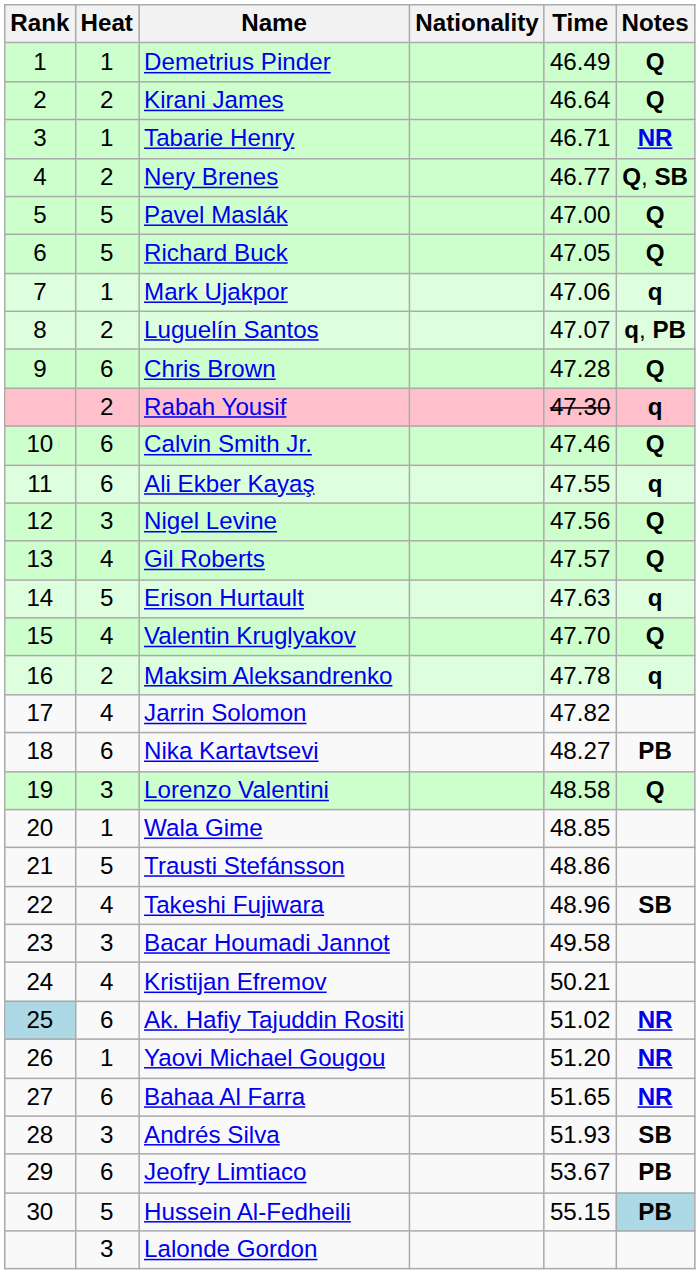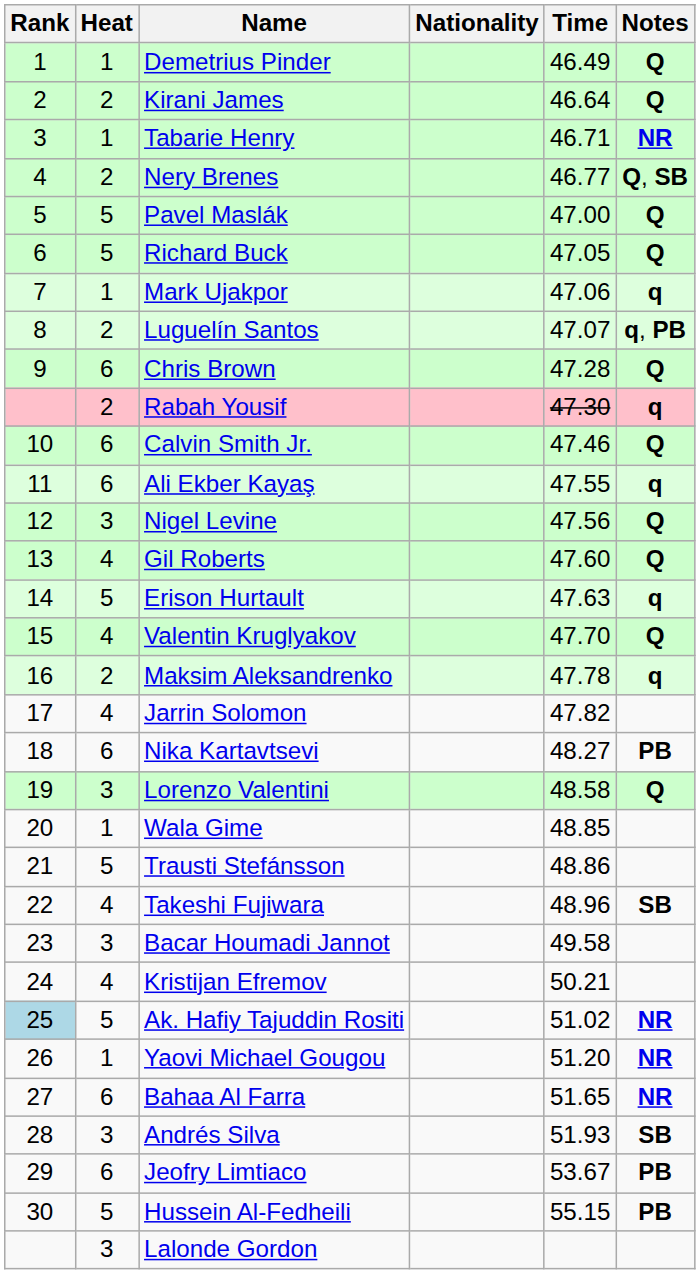(580, 560) 47.57 -> (580, 560) 47.60
(107, 1019) 6 -> (107, 1019) 5
(655, 1211) lightblue background -> (655, 1211) no background
